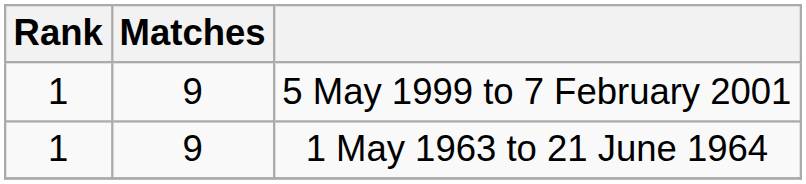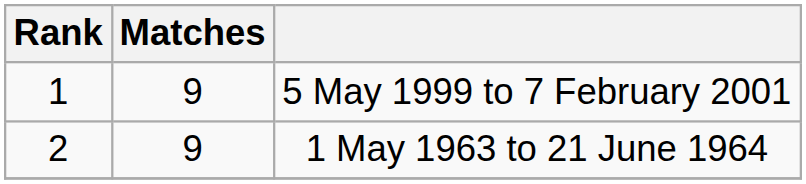(58, 149) 1 -> (58, 149) 2
